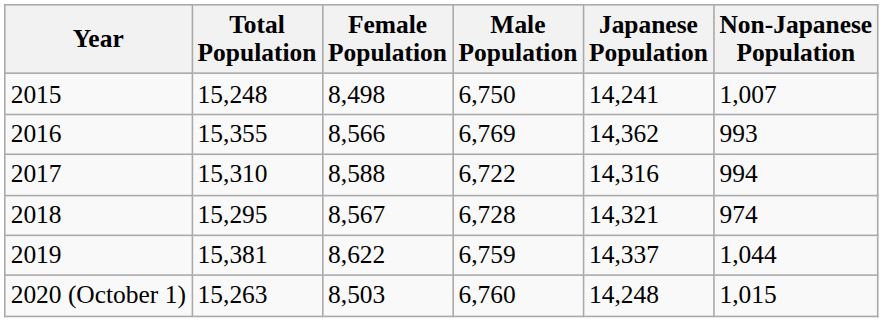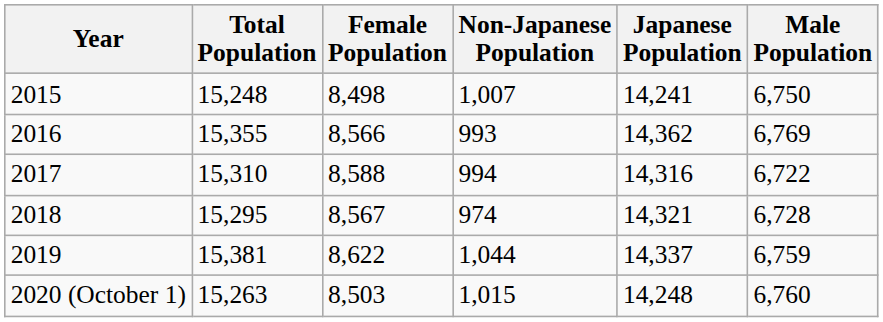columns swapped: (518, 38) <-> (796, 38)
